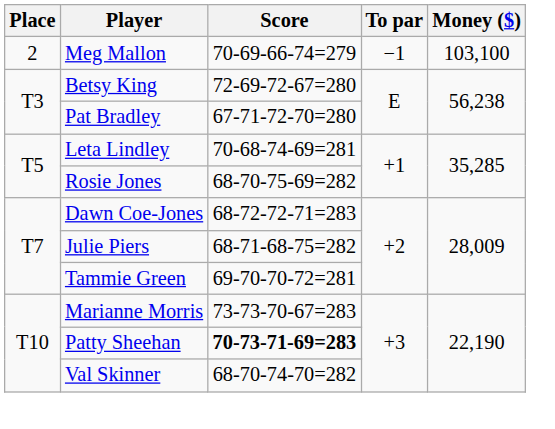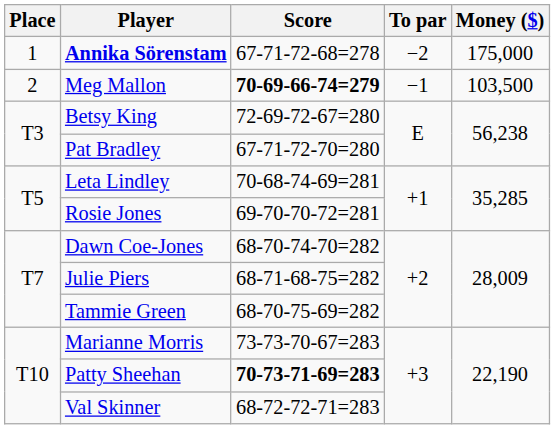+ row: (146, 52)
(284, 52) normal -> (308, 85) bold
(477, 52) 103,100 -> (500, 85) 103,500
(284, 181) 68-70-75-69=282 -> (308, 213) 69-70-70-72=281
(284, 213) 68-72-72-71=283 -> (308, 246) 68-70-74-70=282
(284, 278) 69-70-70-72=281 -> (308, 310) 68-70-75-69=282
(284, 375) 68-70-74-70=282 -> (308, 407) 68-72-72-71=283
